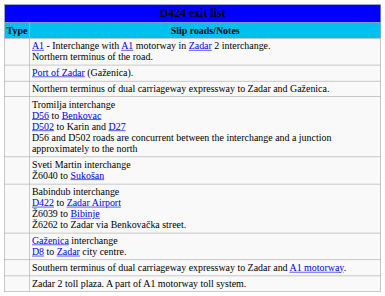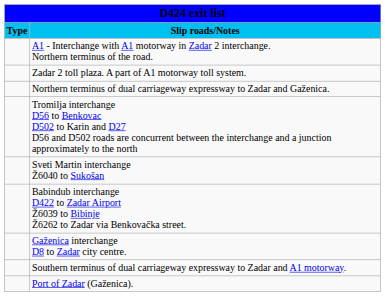rows swapped: (139, 283) <-> (83, 73)
